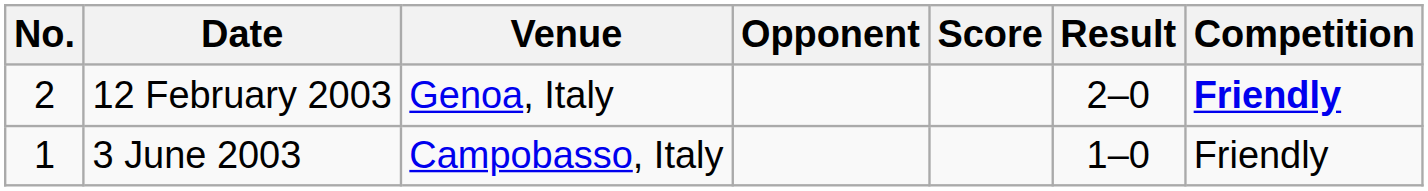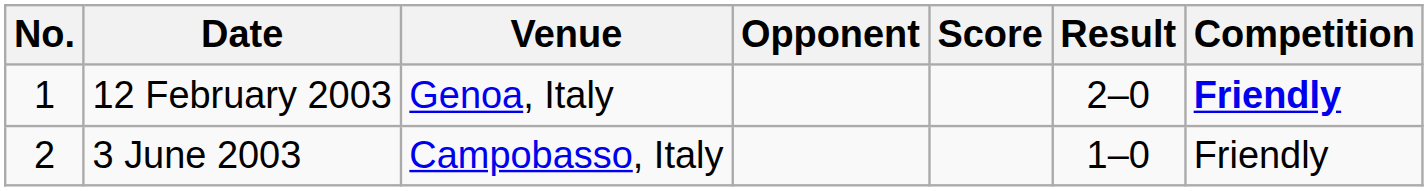(44, 94) 2 -> (44, 94) 1
(44, 154) 1 -> (44, 154) 2
